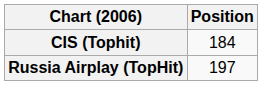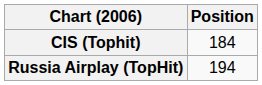(222, 67) 197 -> (222, 67) 194
